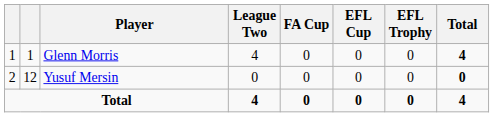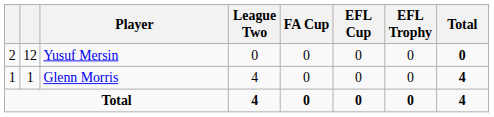rows swapped: (81, 55) <-> (81, 78)
